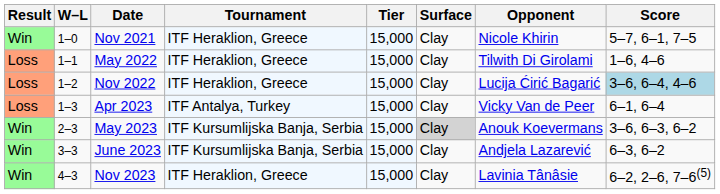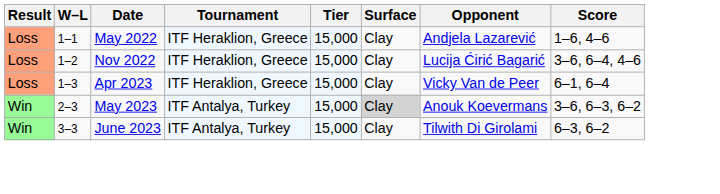- row: (125, 38)
(536, 60) Tilwith Di Girolami -> (479, 38) Andjela Lazarević
(653, 83) lightblue background -> (597, 60) no background
(229, 106) ITF Antalya, Turkey -> (238, 83) ITF Heraklion, Greece
(265, 128) ITF Kursumlijska Banja, Serbia -> (229, 106) ITF Antalya, Turkey
(265, 151) ITF Kursumlijska Banja, Serbia -> (229, 128) ITF Antalya, Turkey
(535, 151) Andjela Lazarević -> (480, 128) Tilwith Di Girolami
- row: (125, 175)
